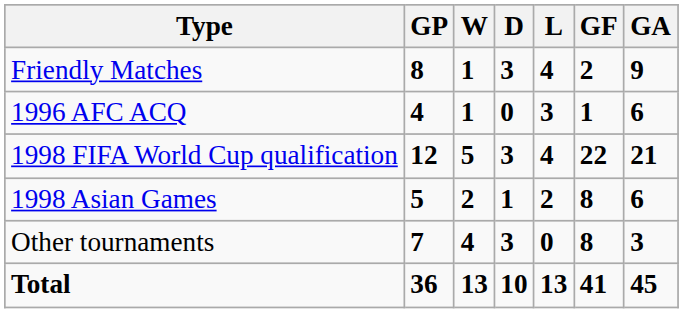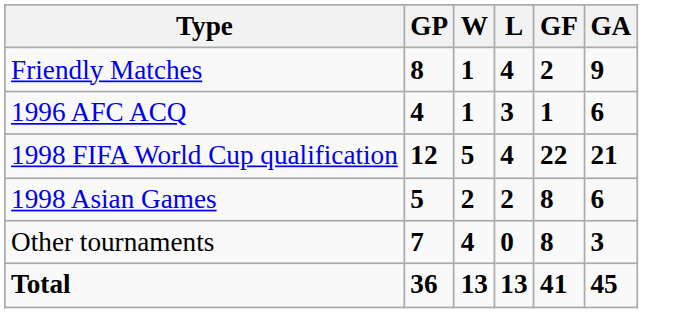- column: (514, 26)
